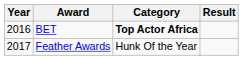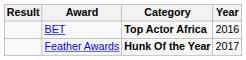columns swapped: (19, 13) <-> (219, 13)
(156, 47) normal -> (167, 47) bold
